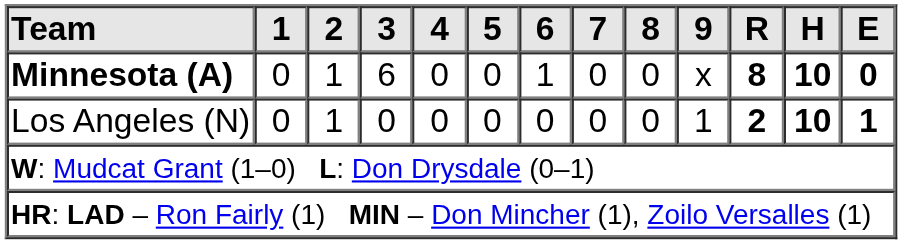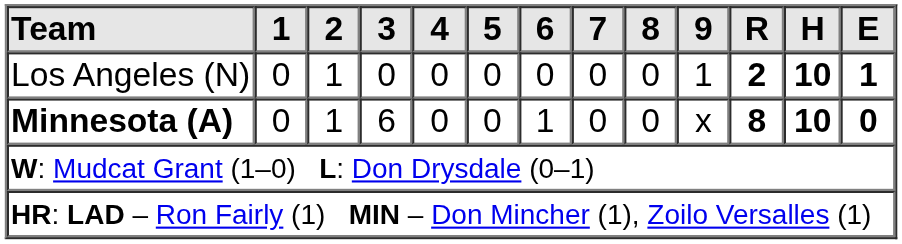rows swapped: (131, 121) <-> (122, 74)
